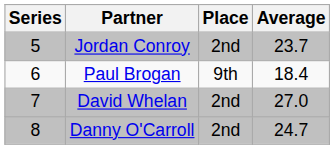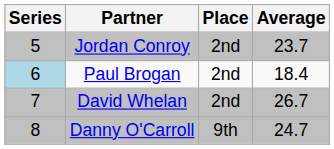(35, 74) no background -> (35, 74) lightblue background
(226, 74) 9th -> (226, 74) 2nd
(291, 102) 27.0 -> (291, 102) 26.7
(226, 130) 2nd -> (226, 130) 9th
